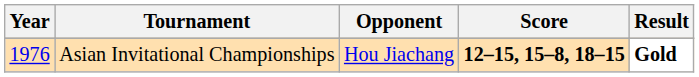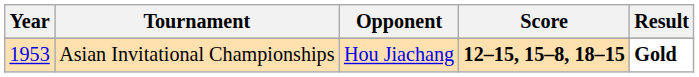(30, 54) 1976 -> (30, 54) 1953
